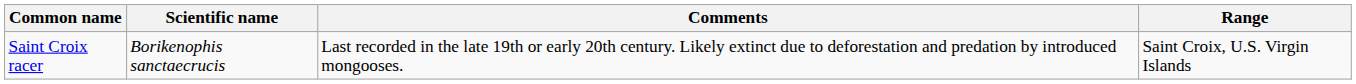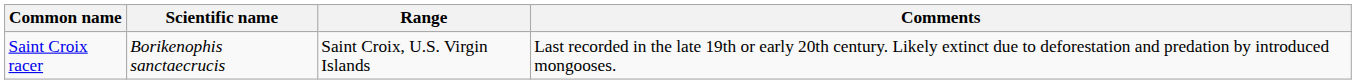columns swapped: (1245, 18) <-> (728, 18)
